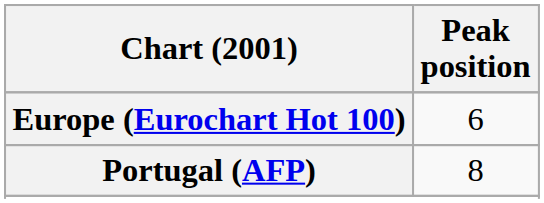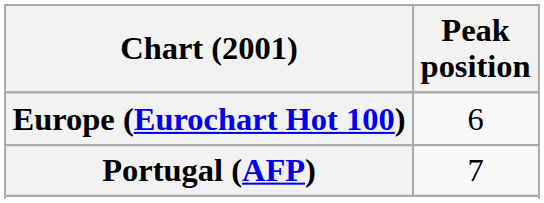(476, 169) 8 -> (476, 169) 7
